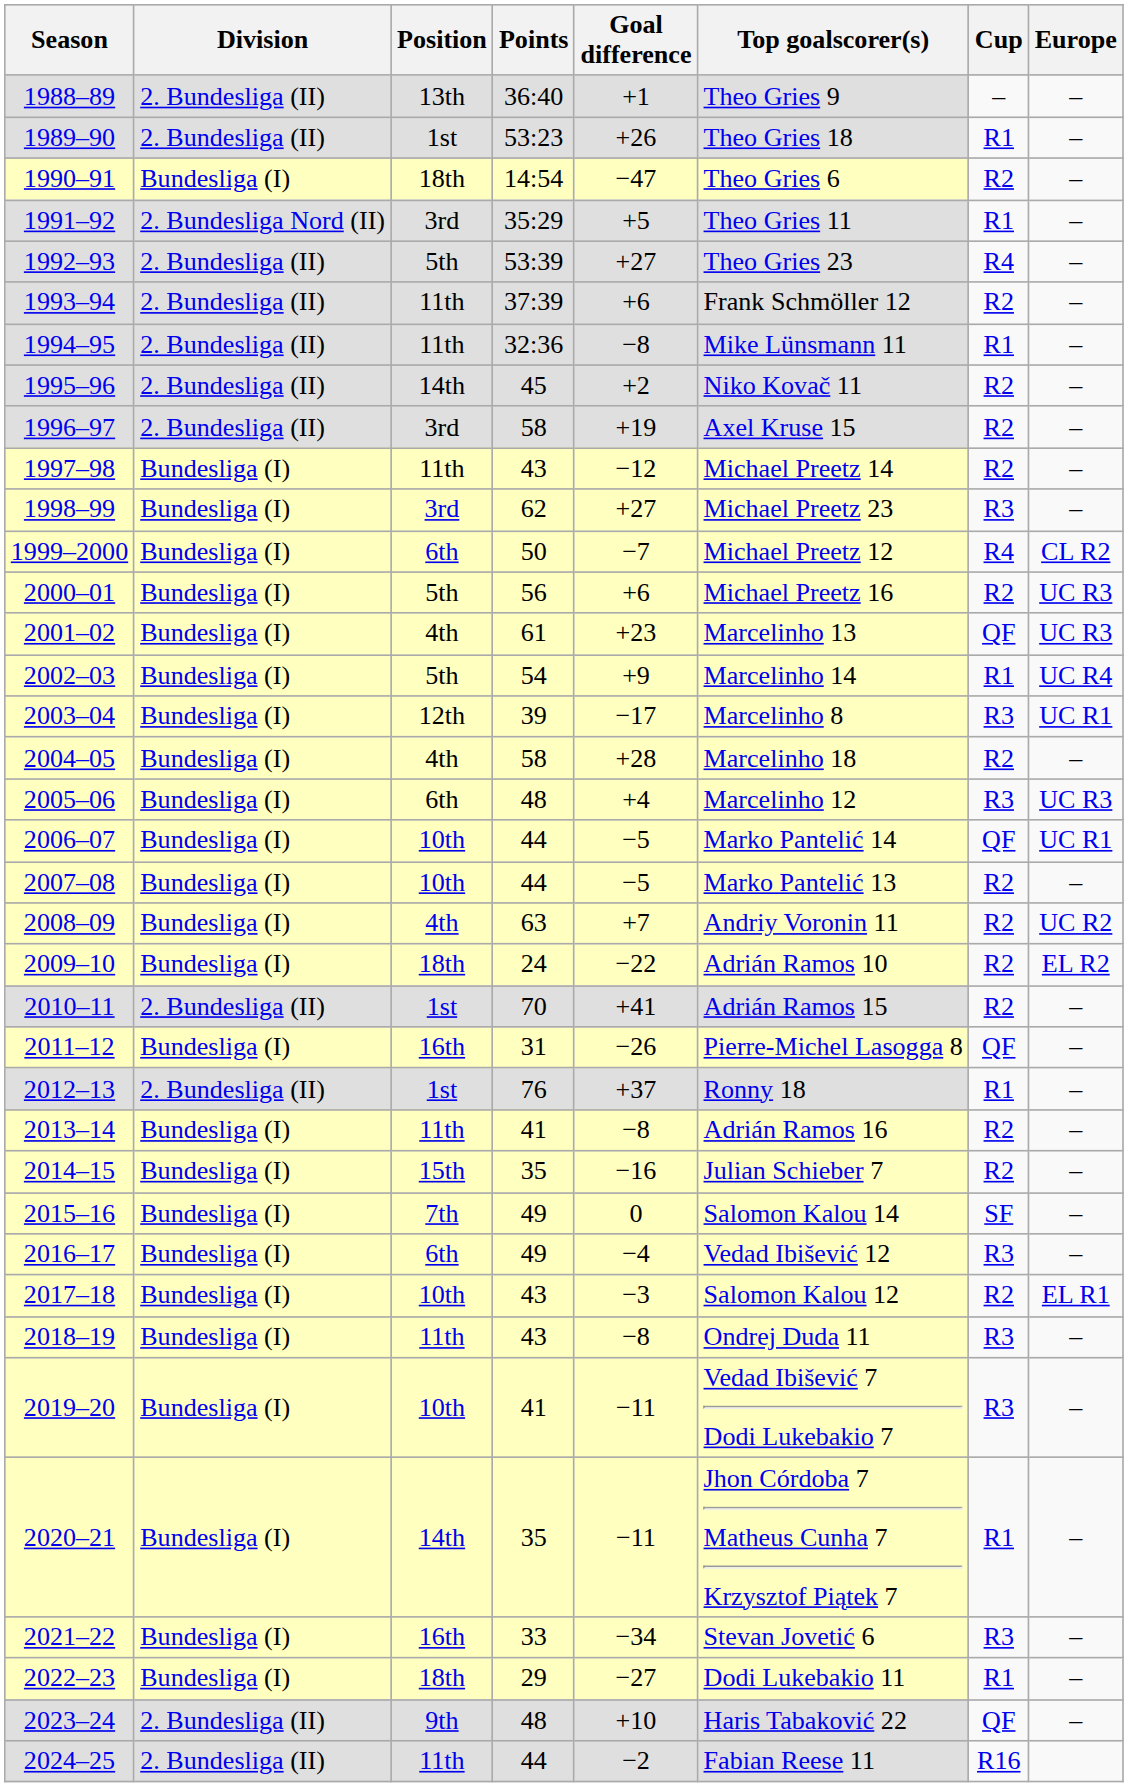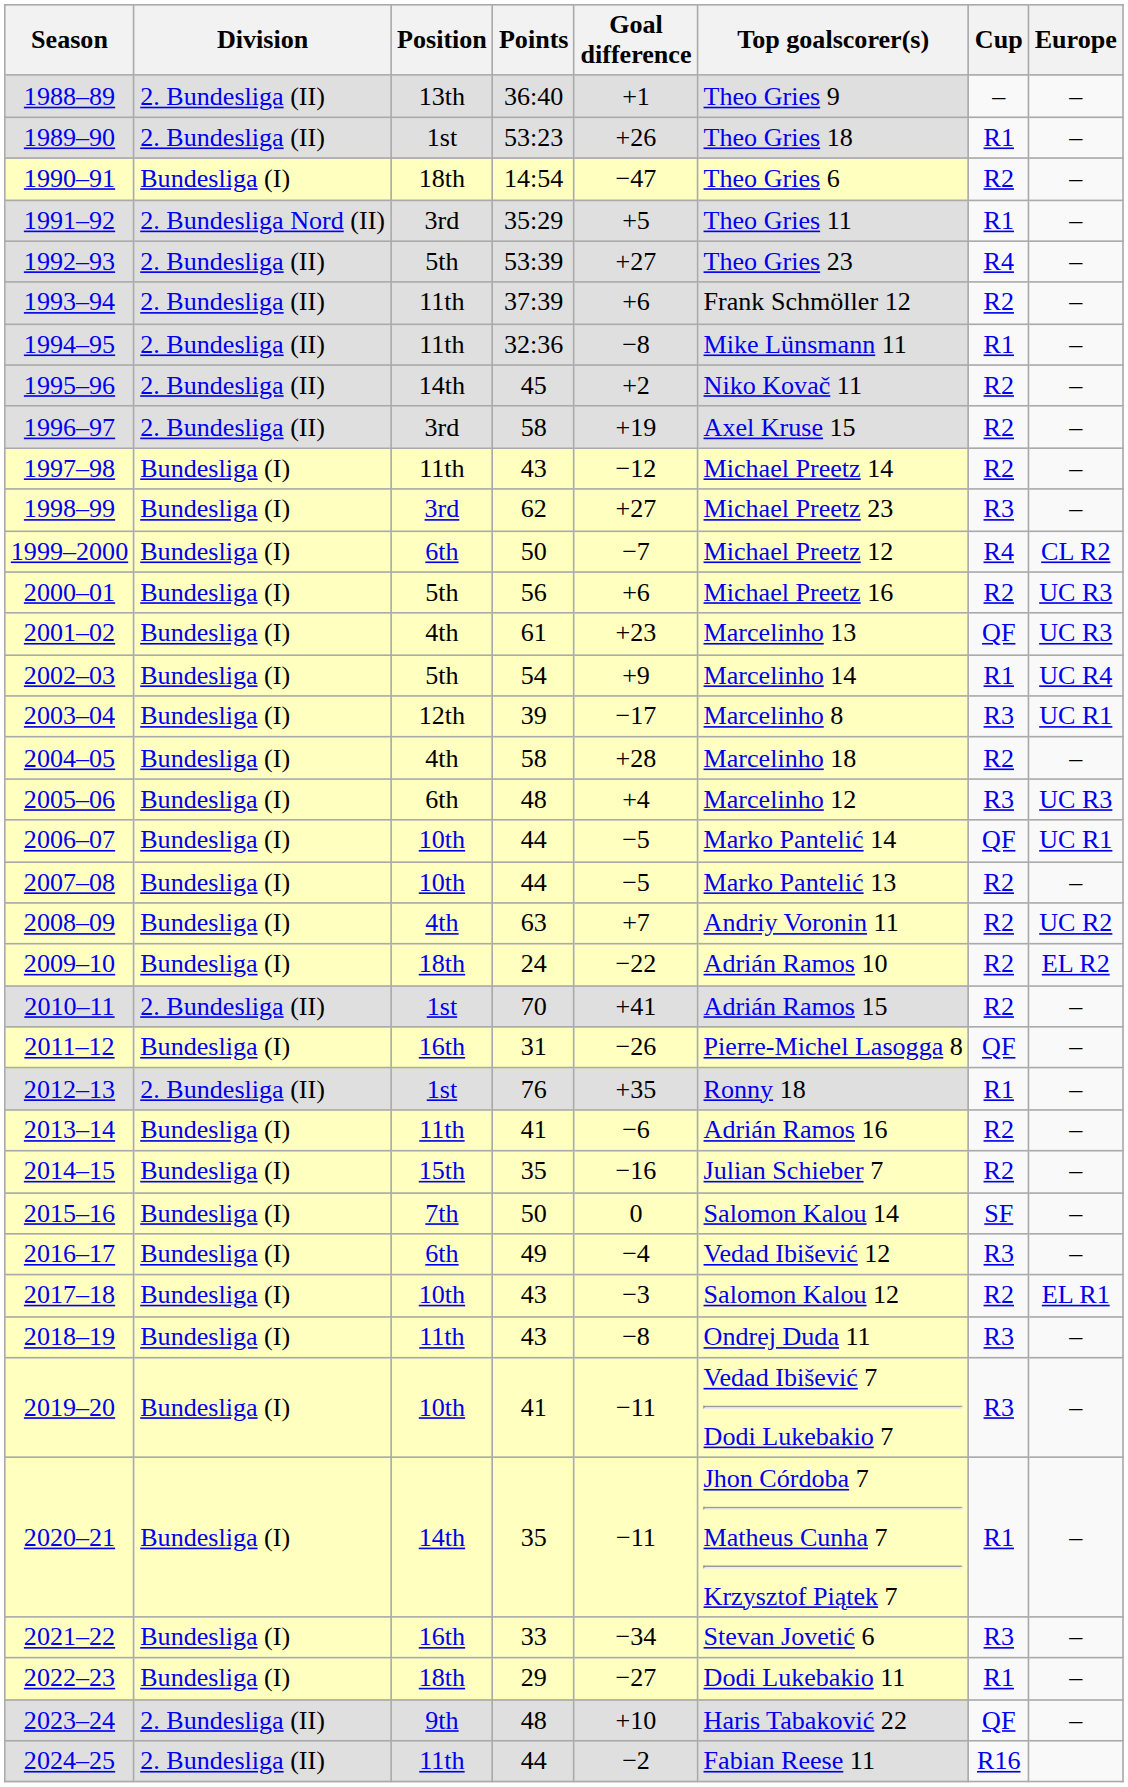(636, 1088) +37 -> (636, 1088) +35
(636, 1129) −8 -> (636, 1129) −6
(534, 1212) 49 -> (534, 1212) 50
